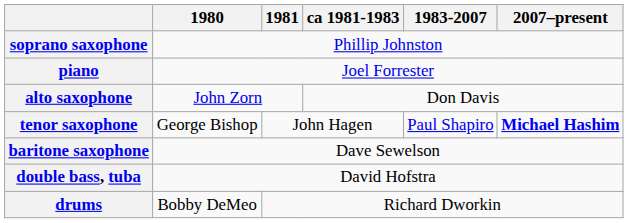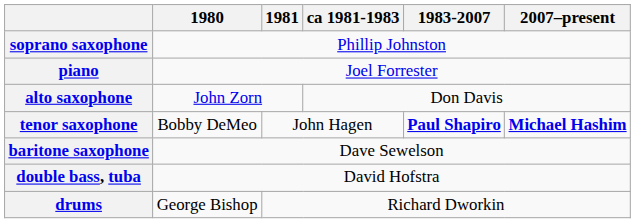(207, 124) George Bishop -> (207, 124) Bobby DeMeo
(450, 124) normal -> (454, 124) bold
(207, 204) Bobby DeMeo -> (207, 204) George Bishop
